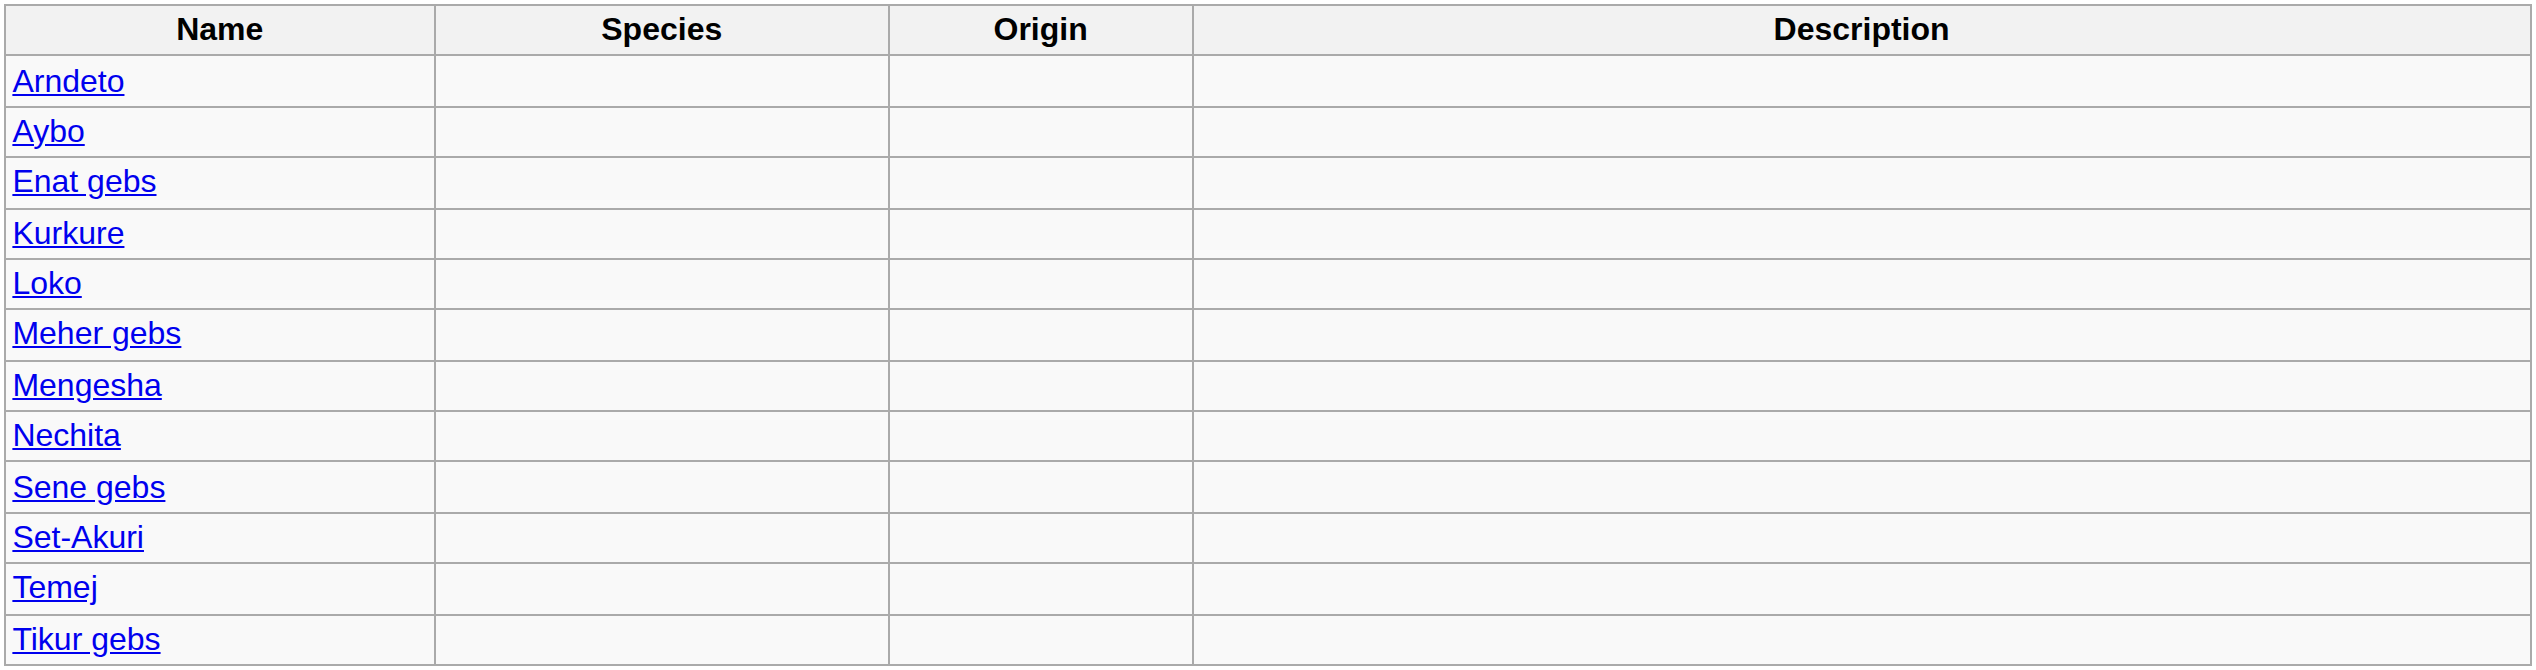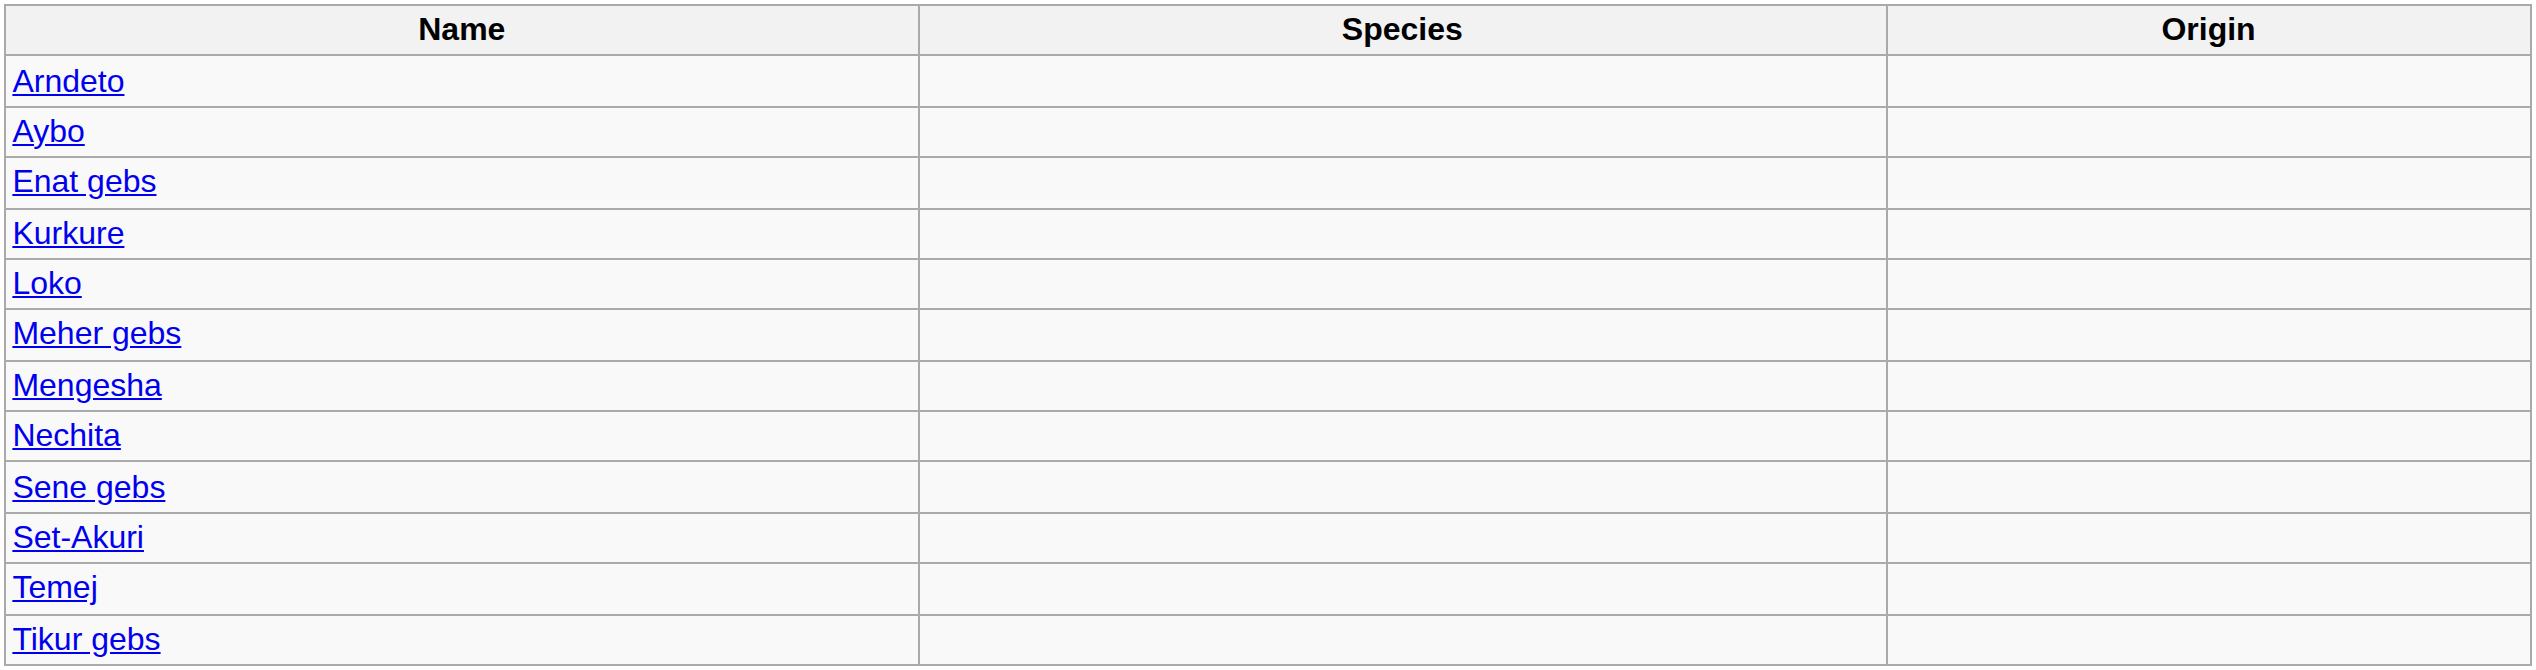- column: (1862, 29)
